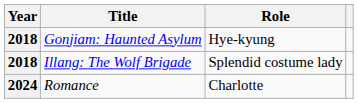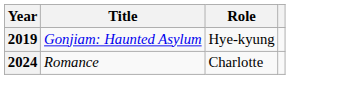(23, 39) 2018 -> (23, 39) 2019
- row: (118, 62)
